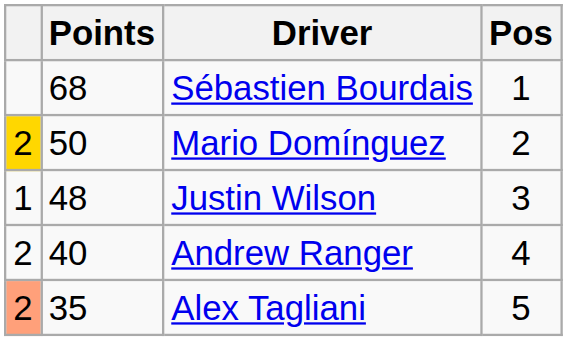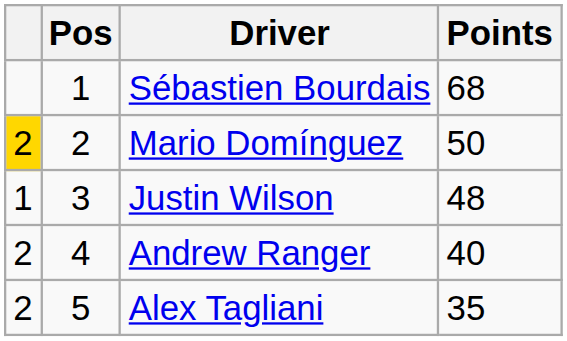columns swapped: (521, 33) <-> (102, 33)
(23, 308) lightsalmon background -> (23, 308) no background
